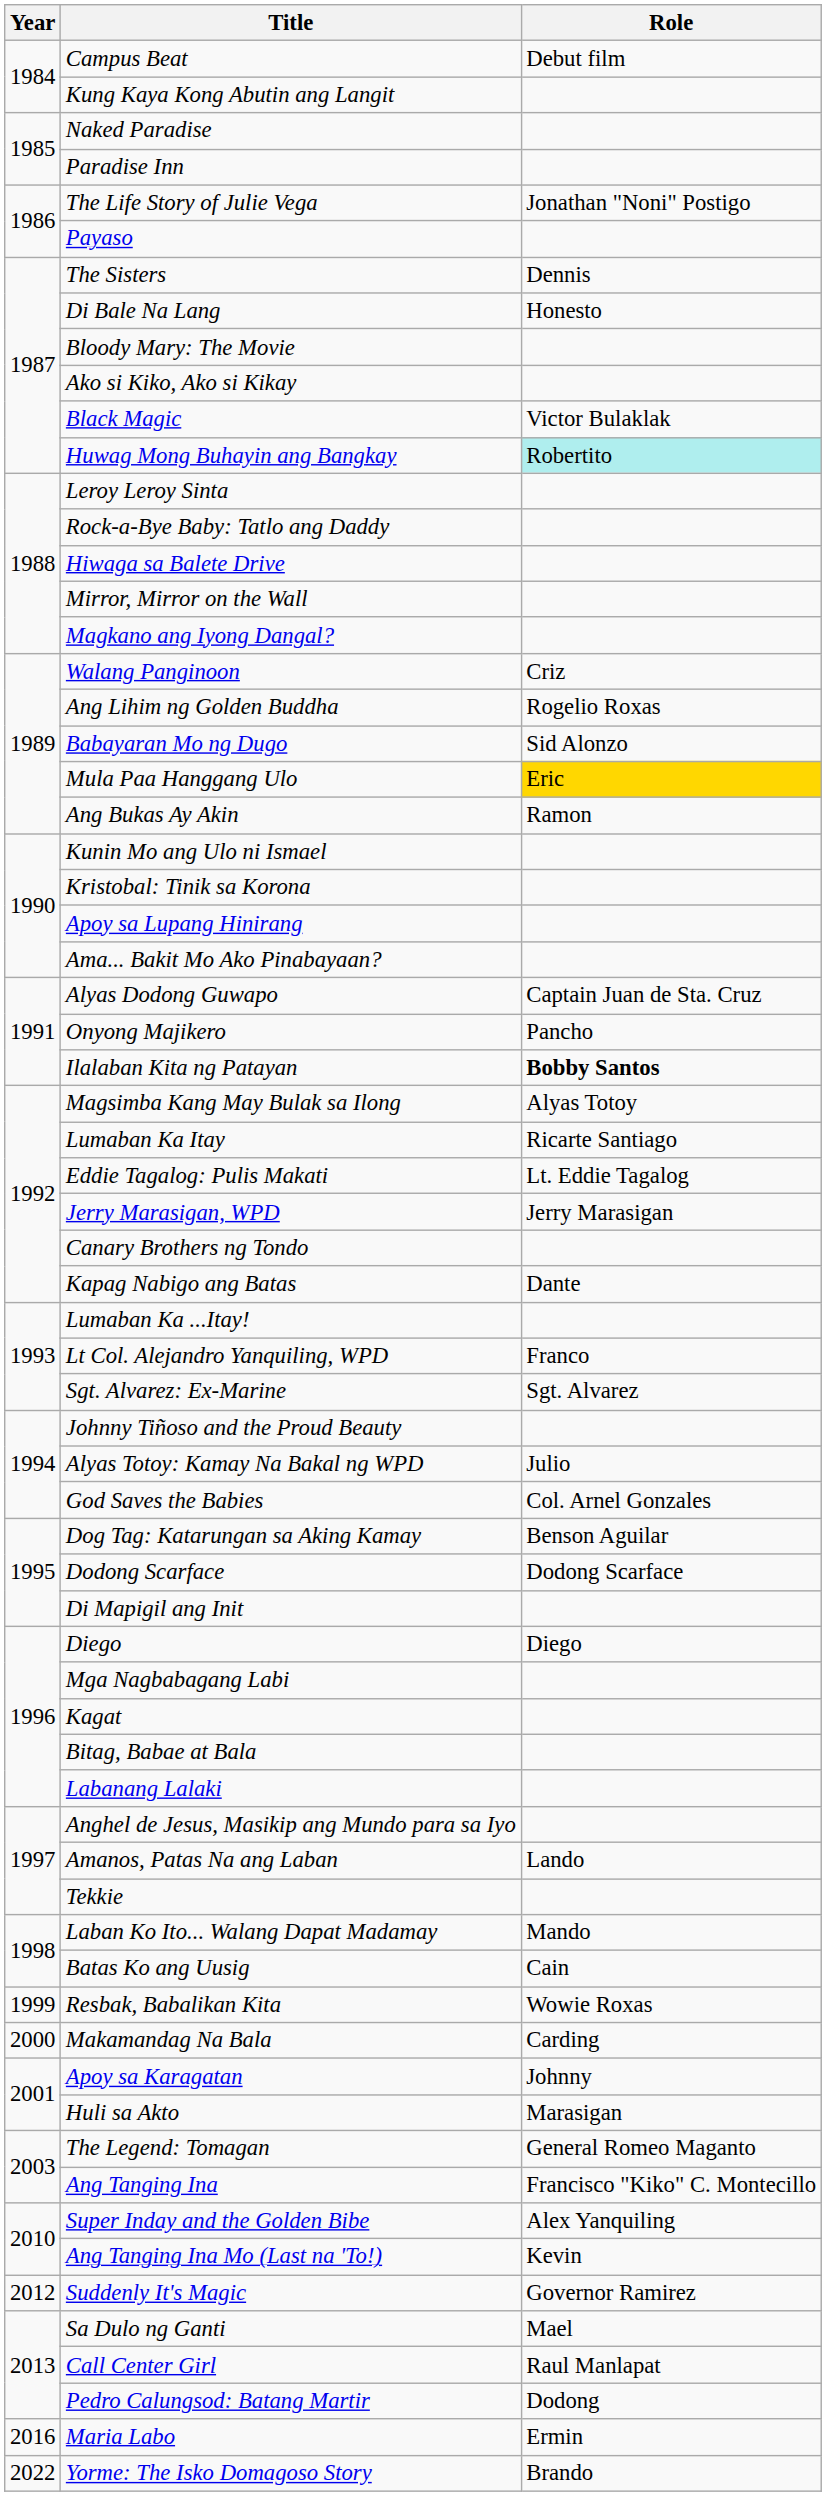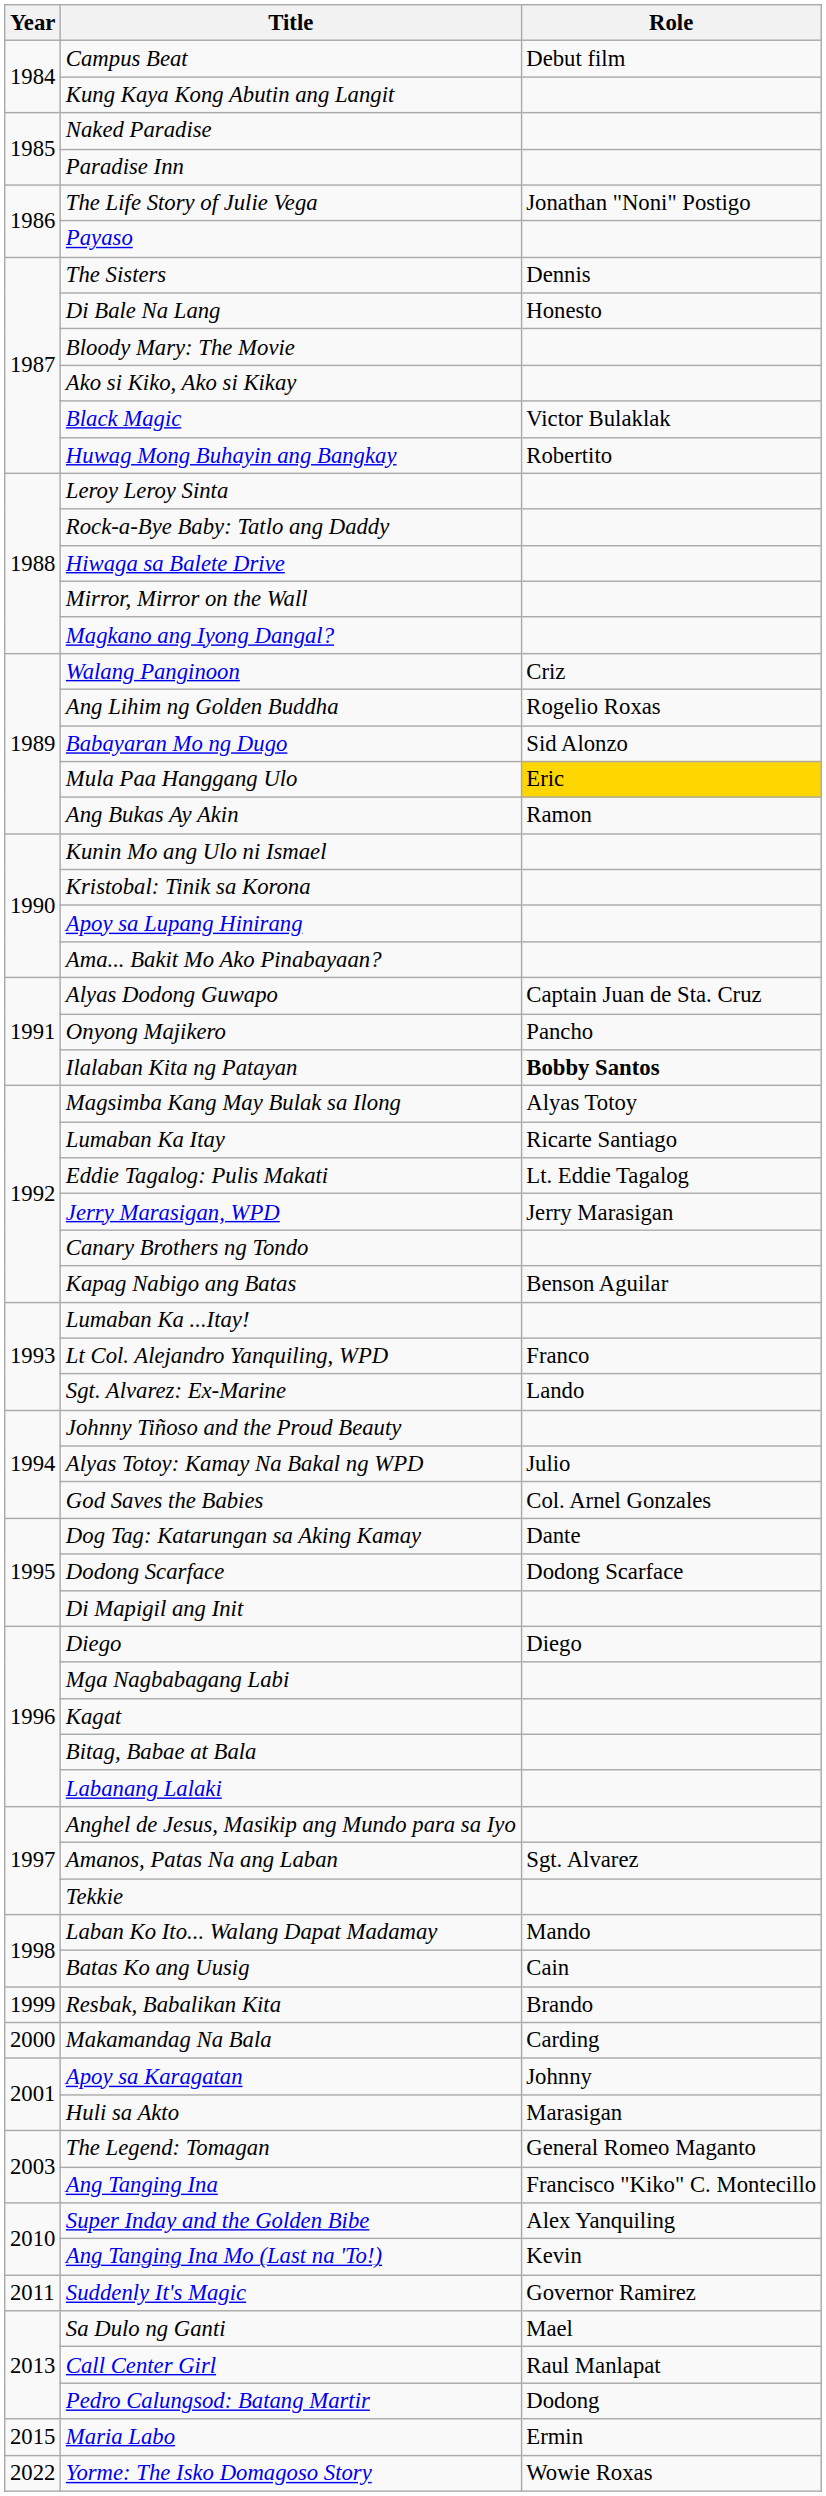(569, 454) paleturquoise background -> (569, 454) no background
(553, 1283) Dante -> (597, 1283) Benson Aguilar
(582, 1391) Sgt. Alvarez -> (555, 1391) Lando
(597, 1535) Benson Aguilar -> (553, 1535) Dante
(555, 1860) Lando -> (582, 1860) Sgt. Alvarez
(589, 2004) Wowie Roxas -> (560, 2004) Brando
(33, 2292) 2012 -> (32, 2292) 2011
(33, 2436) 2016 -> (33, 2436) 2015
(560, 2472) Brando -> (589, 2472) Wowie Roxas
